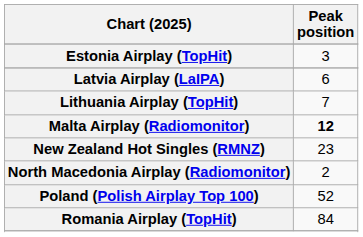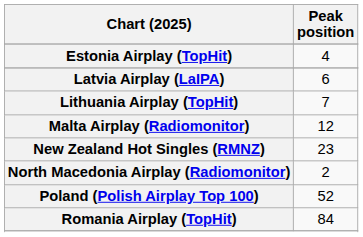(326, 56) 3 -> (326, 56) 4
(326, 126) bold -> (326, 126) normal
